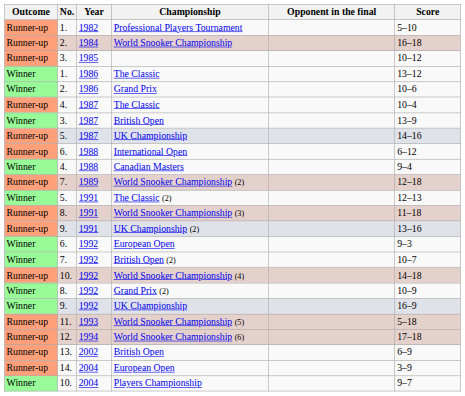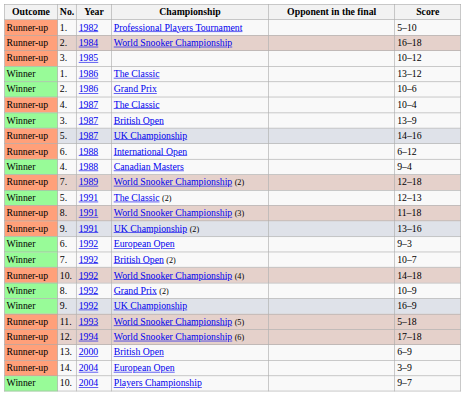(88, 352) 2002 -> (88, 352) 2000
